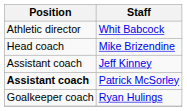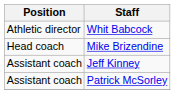(48, 81) bold -> (44, 81) normal
- row: (131, 98)
